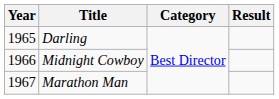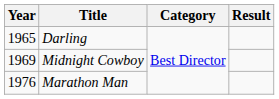(22, 60) 1966 -> (22, 60) 1969
(22, 82) 1967 -> (22, 82) 1976
